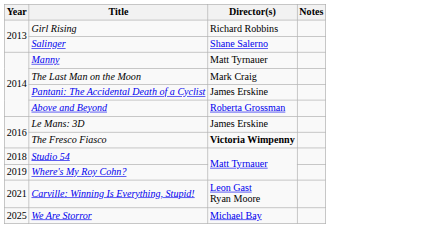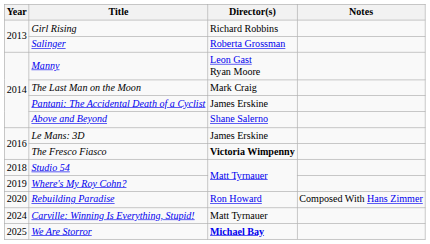(239, 44) Shane Salerno -> (248, 44) Roberta Grossman
(239, 60) Matt Tyrnauer -> (235, 66) Leon Gast Ryan Moore
(248, 108) Roberta Grossman -> (239, 119) Shane Salerno
+ row: (73, 199)
(17, 194) 2021 -> (17, 215) 2024
(235, 194) Leon Gast Ryan Moore -> (239, 215) Matt Tyrnauer
(236, 215) normal -> (237, 231) bold
